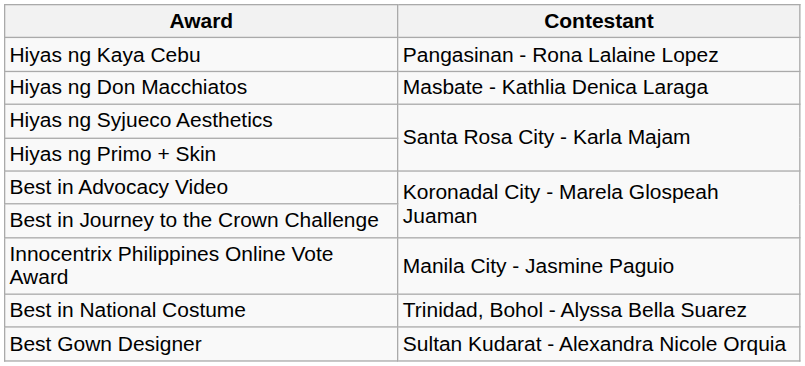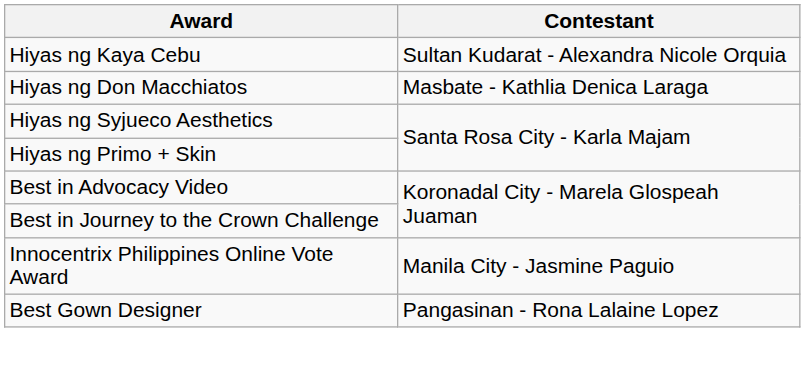(561, 54) Pangasinan - Rona Lalaine Lopez -> (594, 54) Sultan Kudarat - Alexandra Nicole Orquia
- row: (128, 310)
(594, 343) Sultan Kudarat - Alexandra Nicole Orquia -> (561, 310) Pangasinan - Rona Lalaine Lopez
